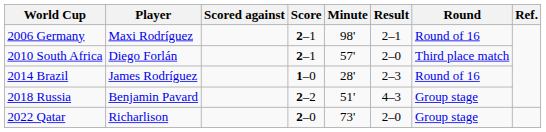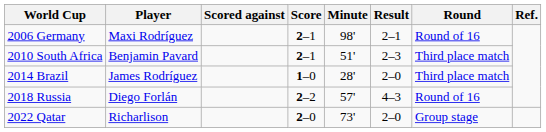(143, 55) Diego Forlán -> (153, 55) Benjamin Pavard
(348, 55) 57' -> (348, 55) 51'
(391, 55) 2–0 -> (391, 55) 2–3
(391, 76) 2–3 -> (391, 76) 2–0
(447, 76) Round of 16 -> (462, 76) Third place match
(153, 96) Benjamin Pavard -> (143, 96) Diego Forlán
(348, 96) 51' -> (348, 96) 57'
(446, 96) Group stage -> (447, 96) Round of 16
